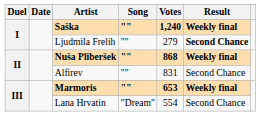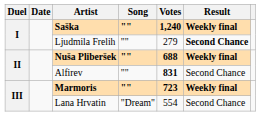(170, 57) 868 -> (170, 57) 688
(170, 73) normal -> (170, 73) bold
(170, 88) 653 -> (170, 88) 723
